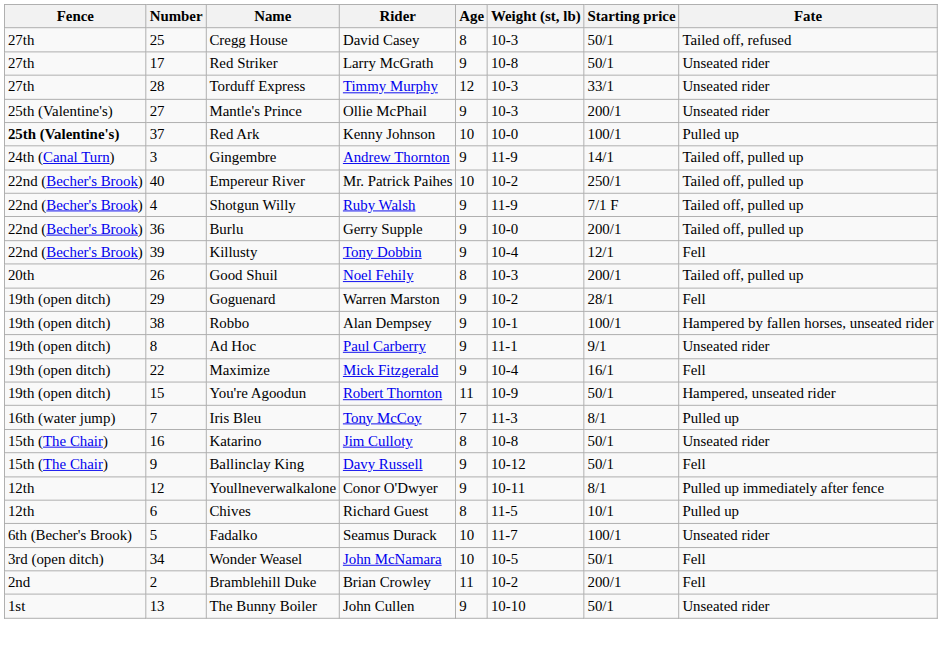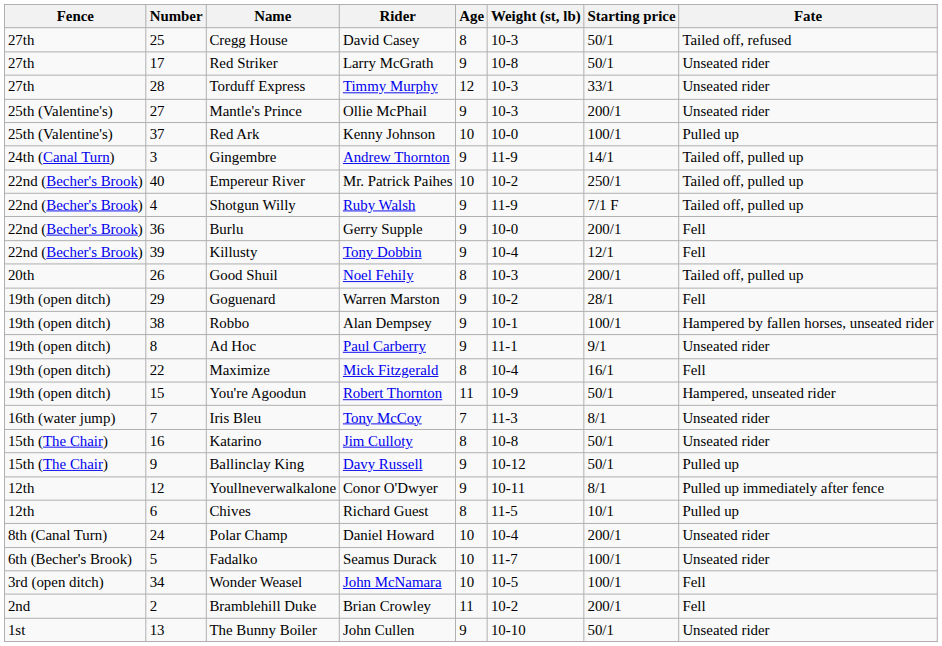(64, 134) bold -> (60, 134) normal
(743, 228) Tailed off, pulled up -> (694, 228) Fell
(463, 370) 9 -> (463, 370) 8
(711, 417) Pulled up -> (726, 417) Unseated rider
(694, 464) Fell -> (711, 464) Pulled up
+ row: (249, 535)
(601, 559) 50/1 -> (604, 582) 100/1
